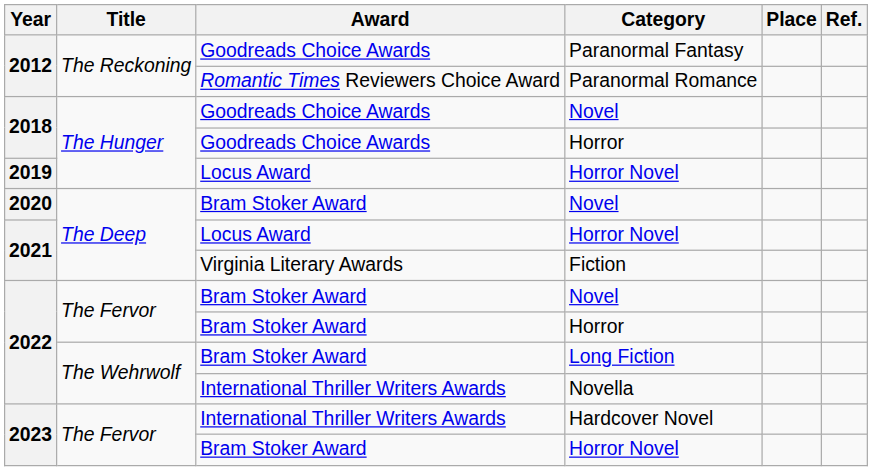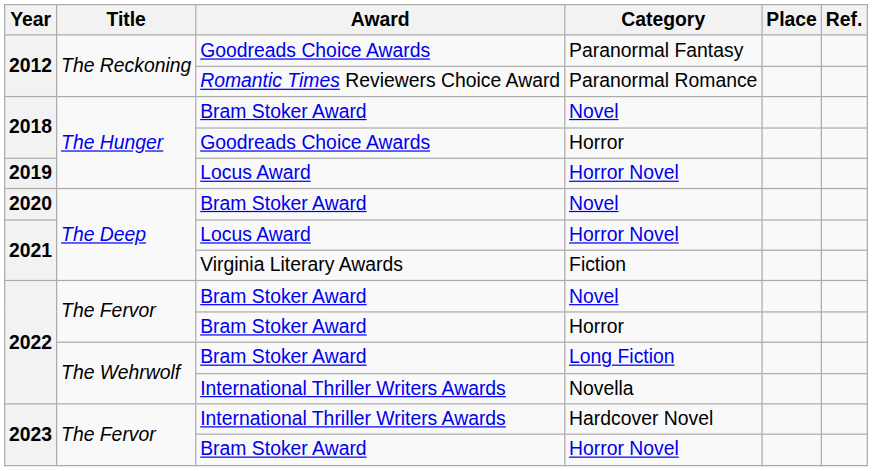(315, 111) Goodreads Choice Awards -> (283, 111) Bram Stoker Award
